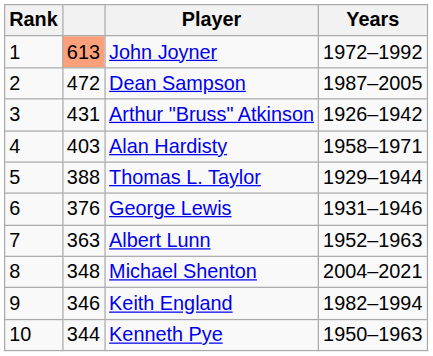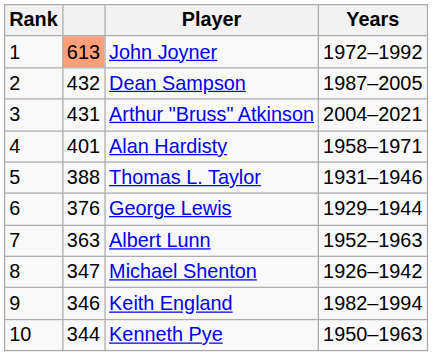(83, 83) 472 -> (83, 83) 432
(373, 114) 1926–1942 -> (373, 114) 2004–2021
(83, 146) 403 -> (83, 146) 401
(373, 177) 1929–1944 -> (373, 177) 1931–1946
(373, 209) 1931–1946 -> (373, 209) 1929–1944
(83, 271) 348 -> (83, 271) 347
(373, 271) 2004–2021 -> (373, 271) 1926–1942
